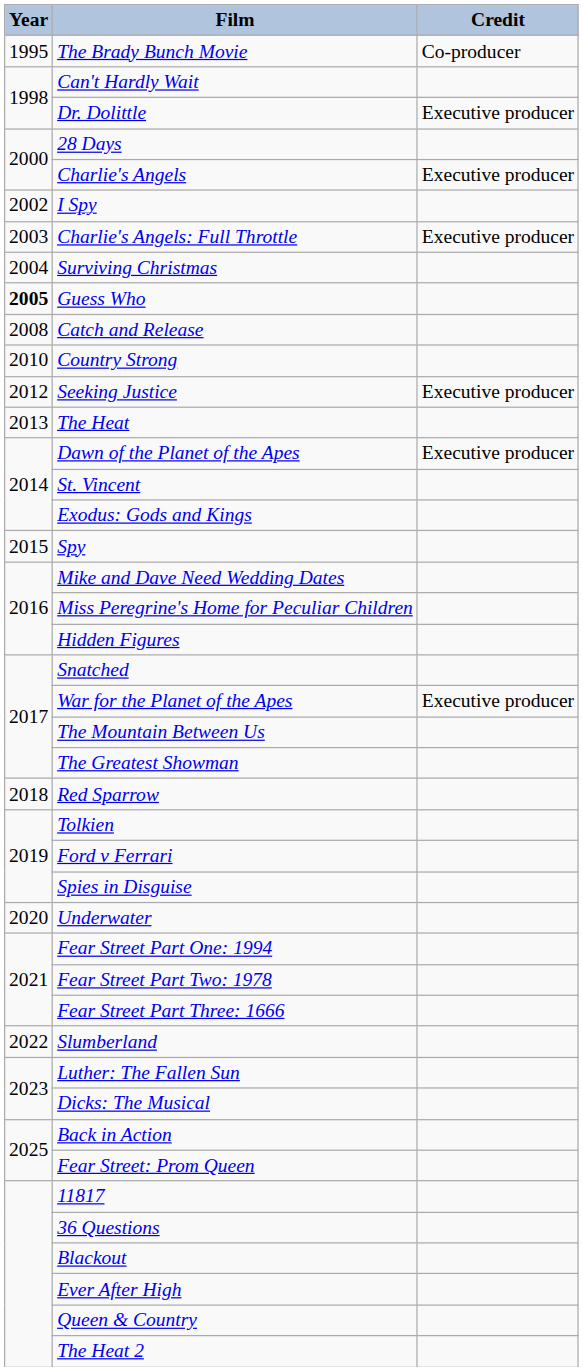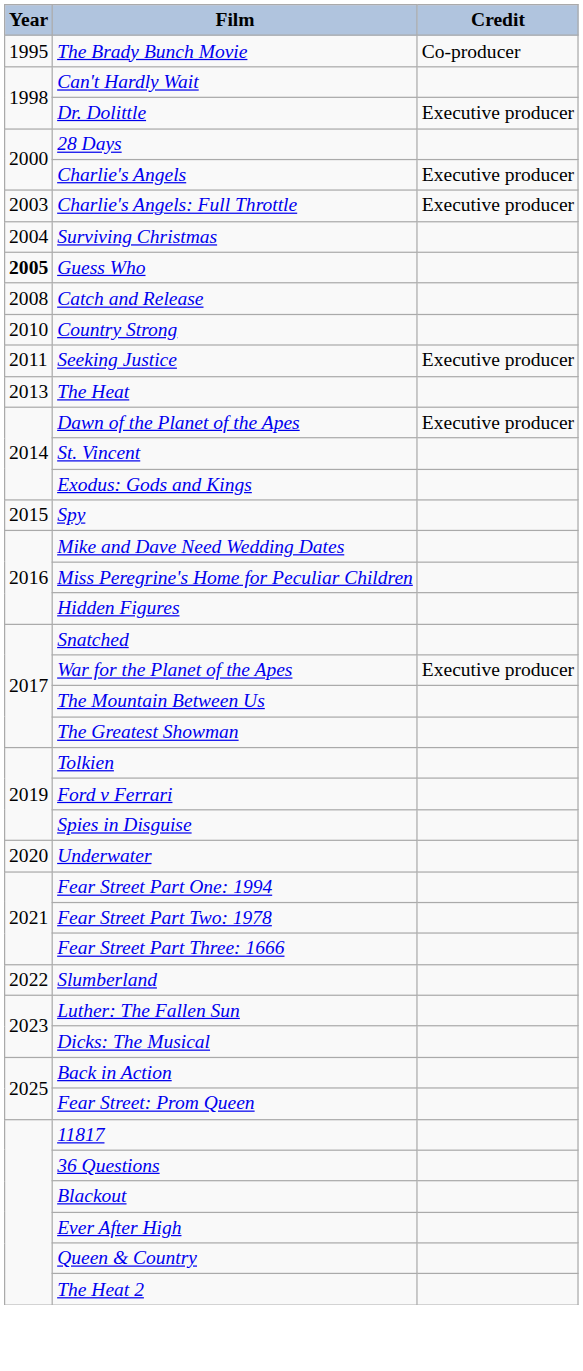- row: (77, 205)
(29, 391) 2012 -> (28, 360) 2011
- row: (108, 793)
